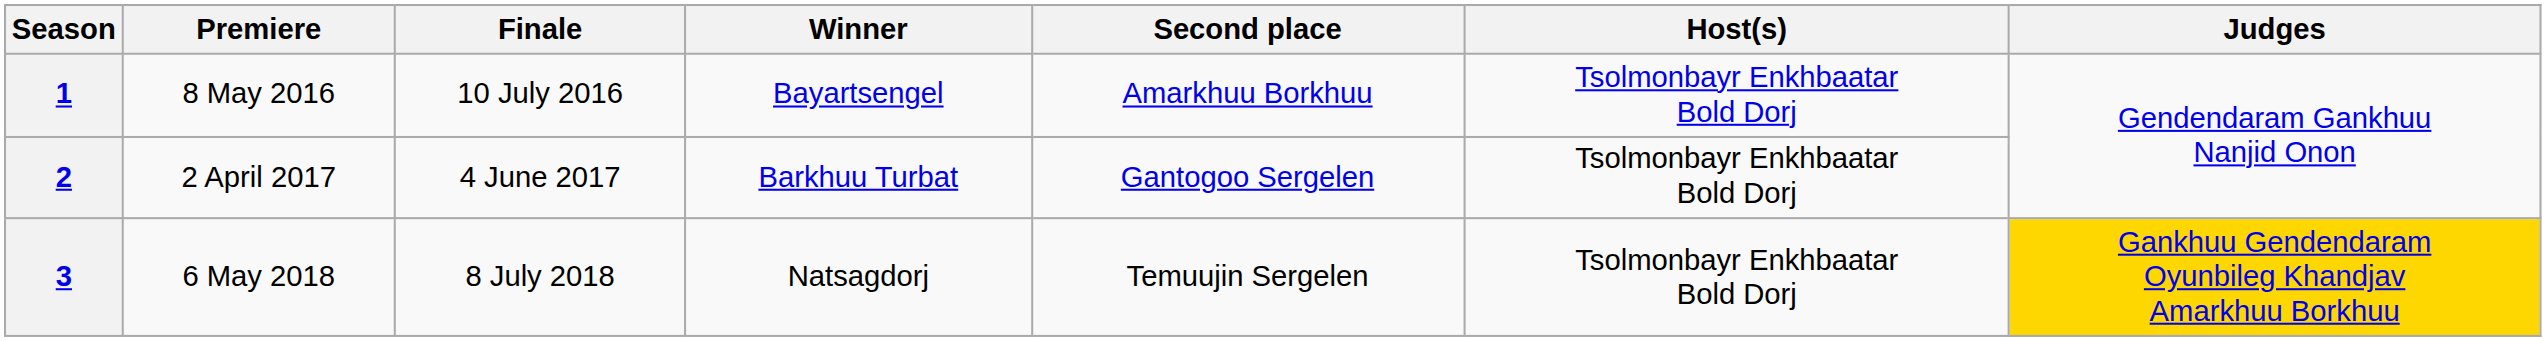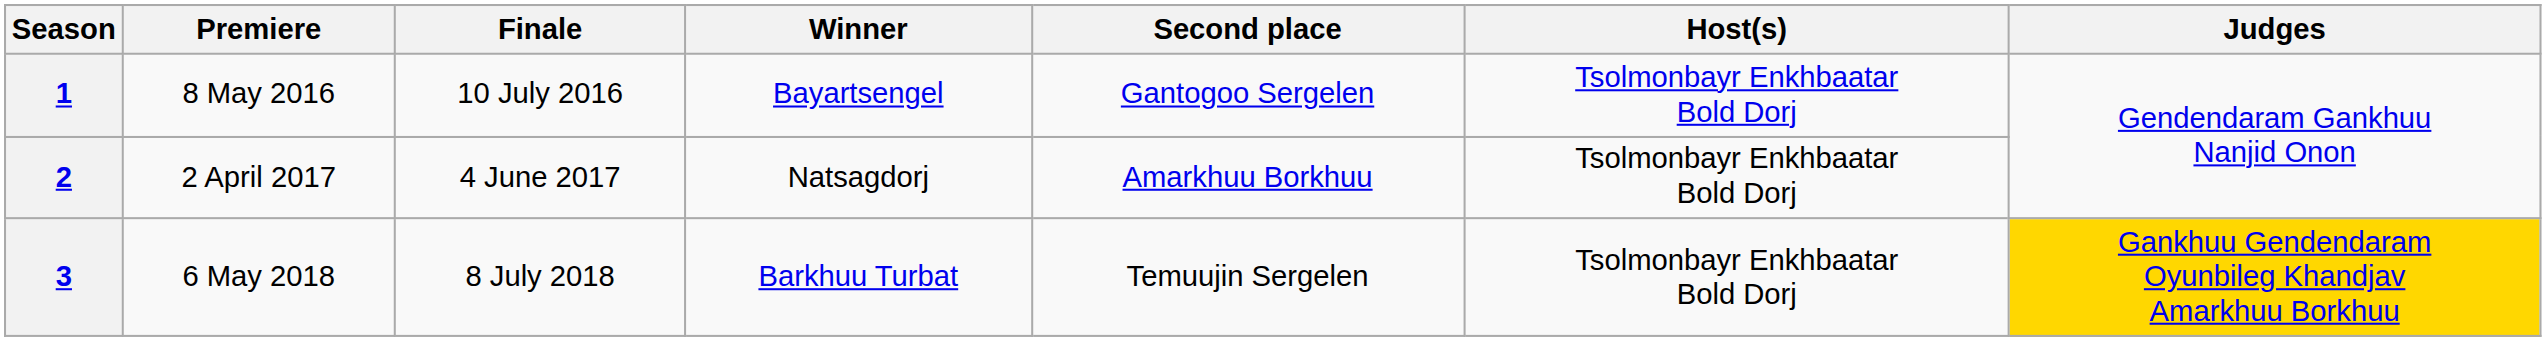(1248, 94) Amarkhuu Borkhuu -> (1248, 94) Gantogoo Sergelen
(858, 177) Barkhuu Turbat -> (858, 177) Natsagdorj
(1248, 177) Gantogoo Sergelen -> (1248, 177) Amarkhuu Borkhuu
(858, 277) Natsagdorj -> (858, 277) Barkhuu Turbat
